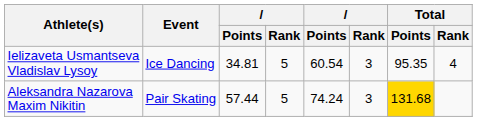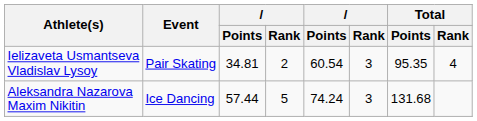(180, 64) Ice Dancing -> (181, 64) Pair Skating
(284, 64) 5 -> (284, 64) 2
(181, 99) Pair Skating -> (180, 99) Ice Dancing
(411, 99) gold background -> (411, 99) no background
